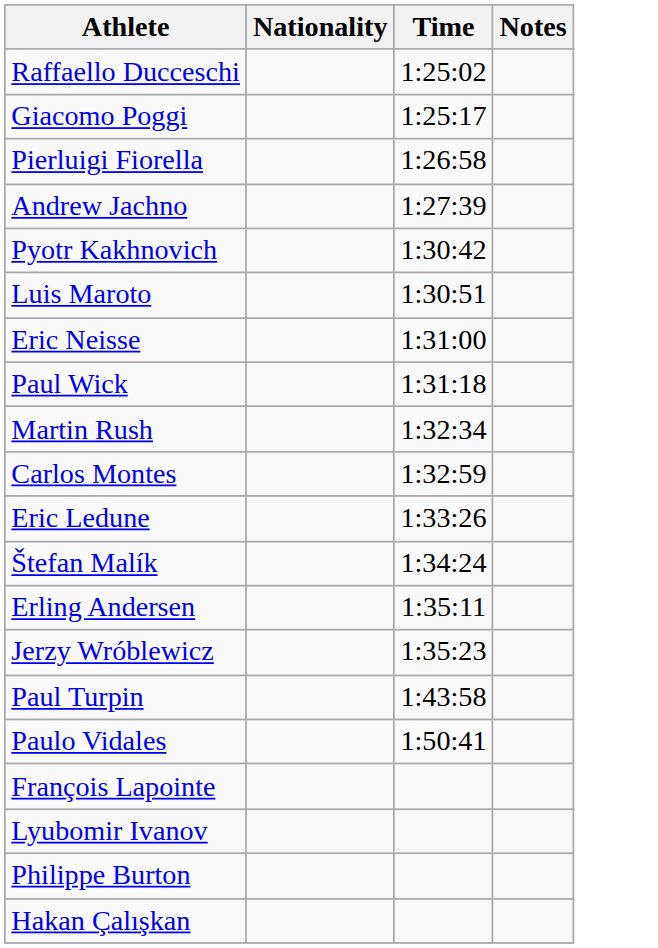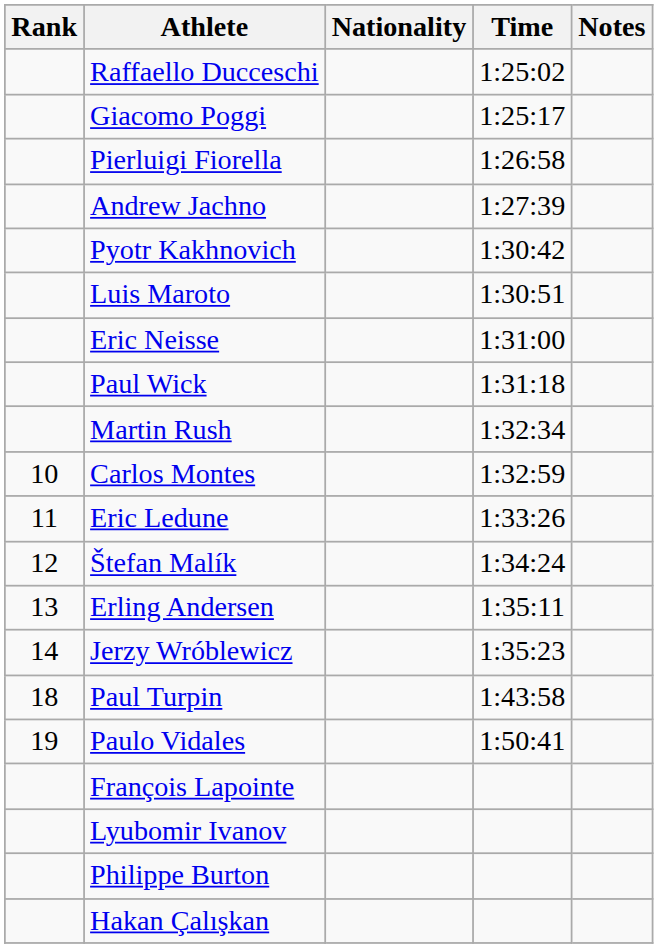+ column: (44, 26)
